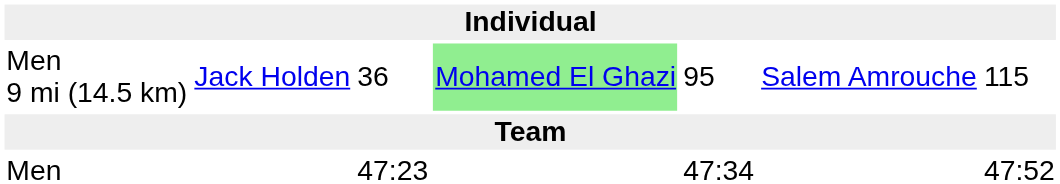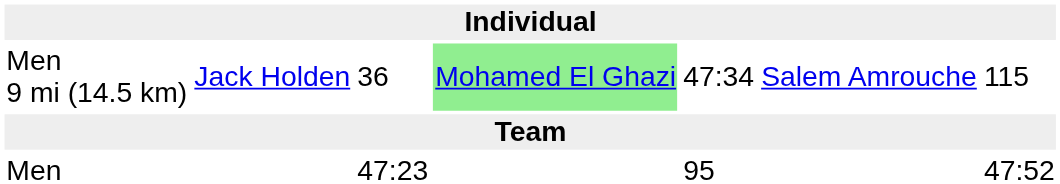(699, 76) 95 -> (719, 76) 47:34
(719, 170) 47:34 -> (699, 170) 95
